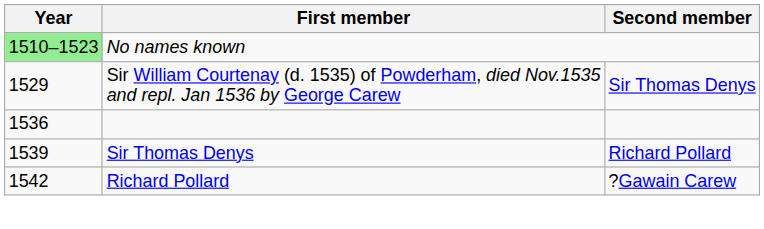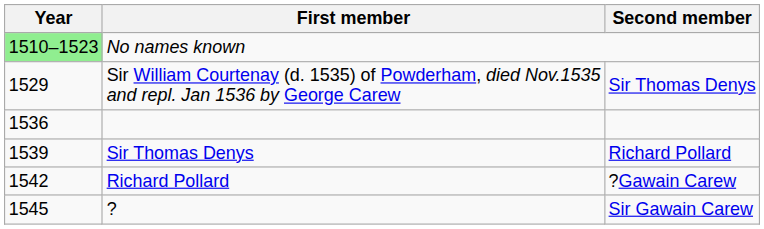+ row: (112, 209)
